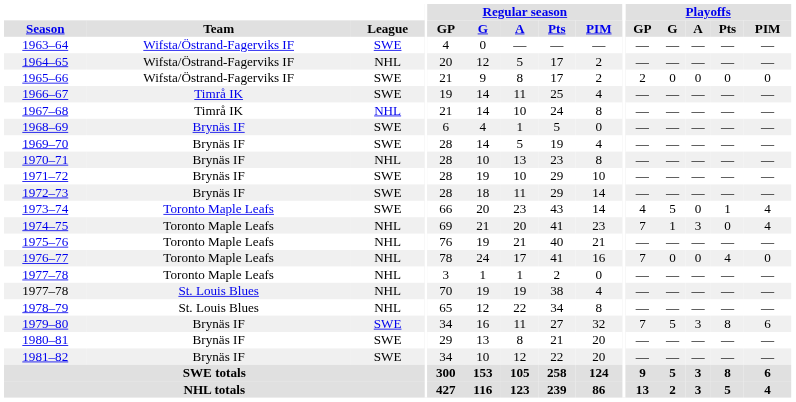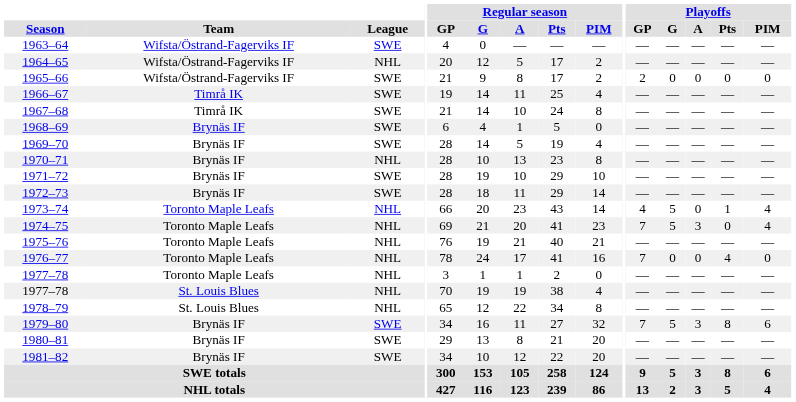(388, 110) NHL -> (388, 110) SWE
(388, 209) SWE -> (388, 209) NHL
(672, 225) 1 -> (672, 225) 5
